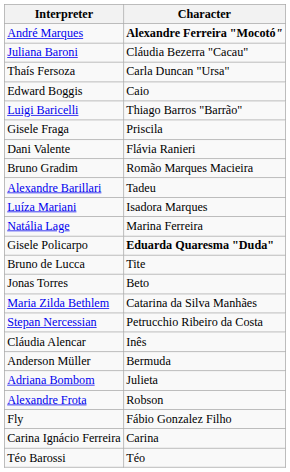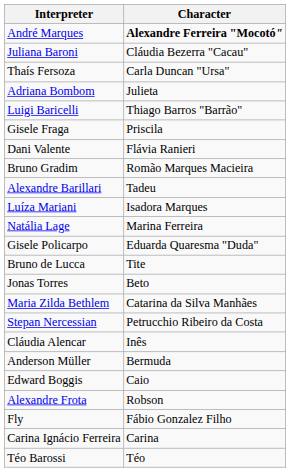rows swapped: (45, 91) <-> (51, 380)
(200, 245) bold -> (192, 245) normal
